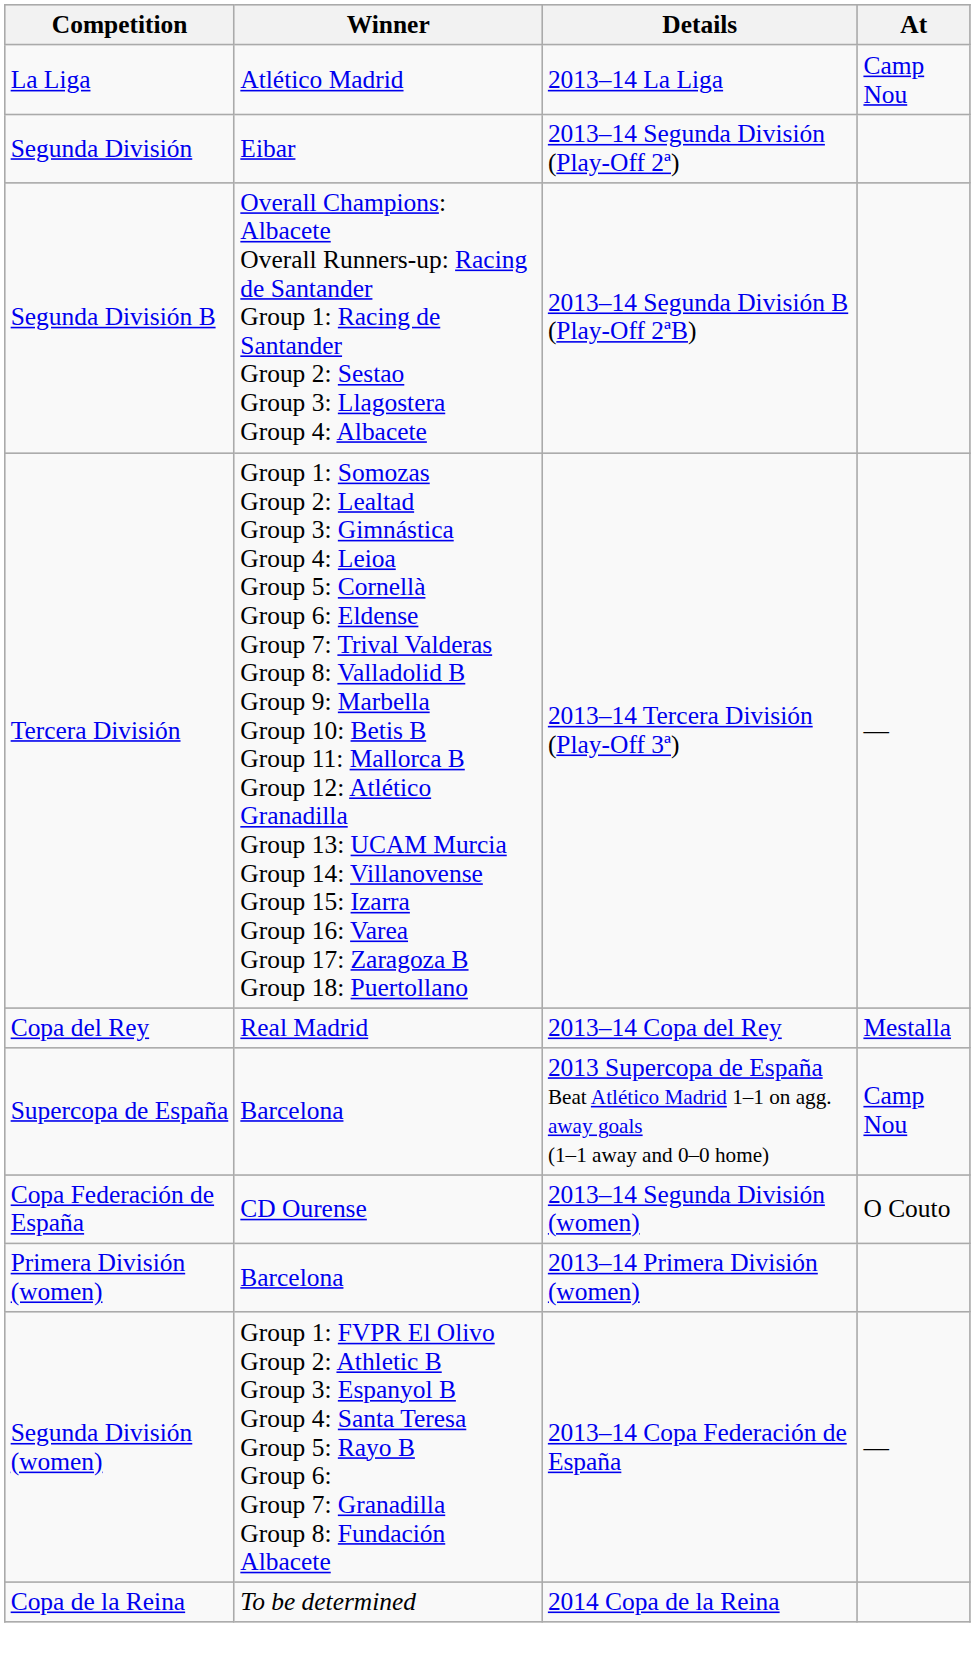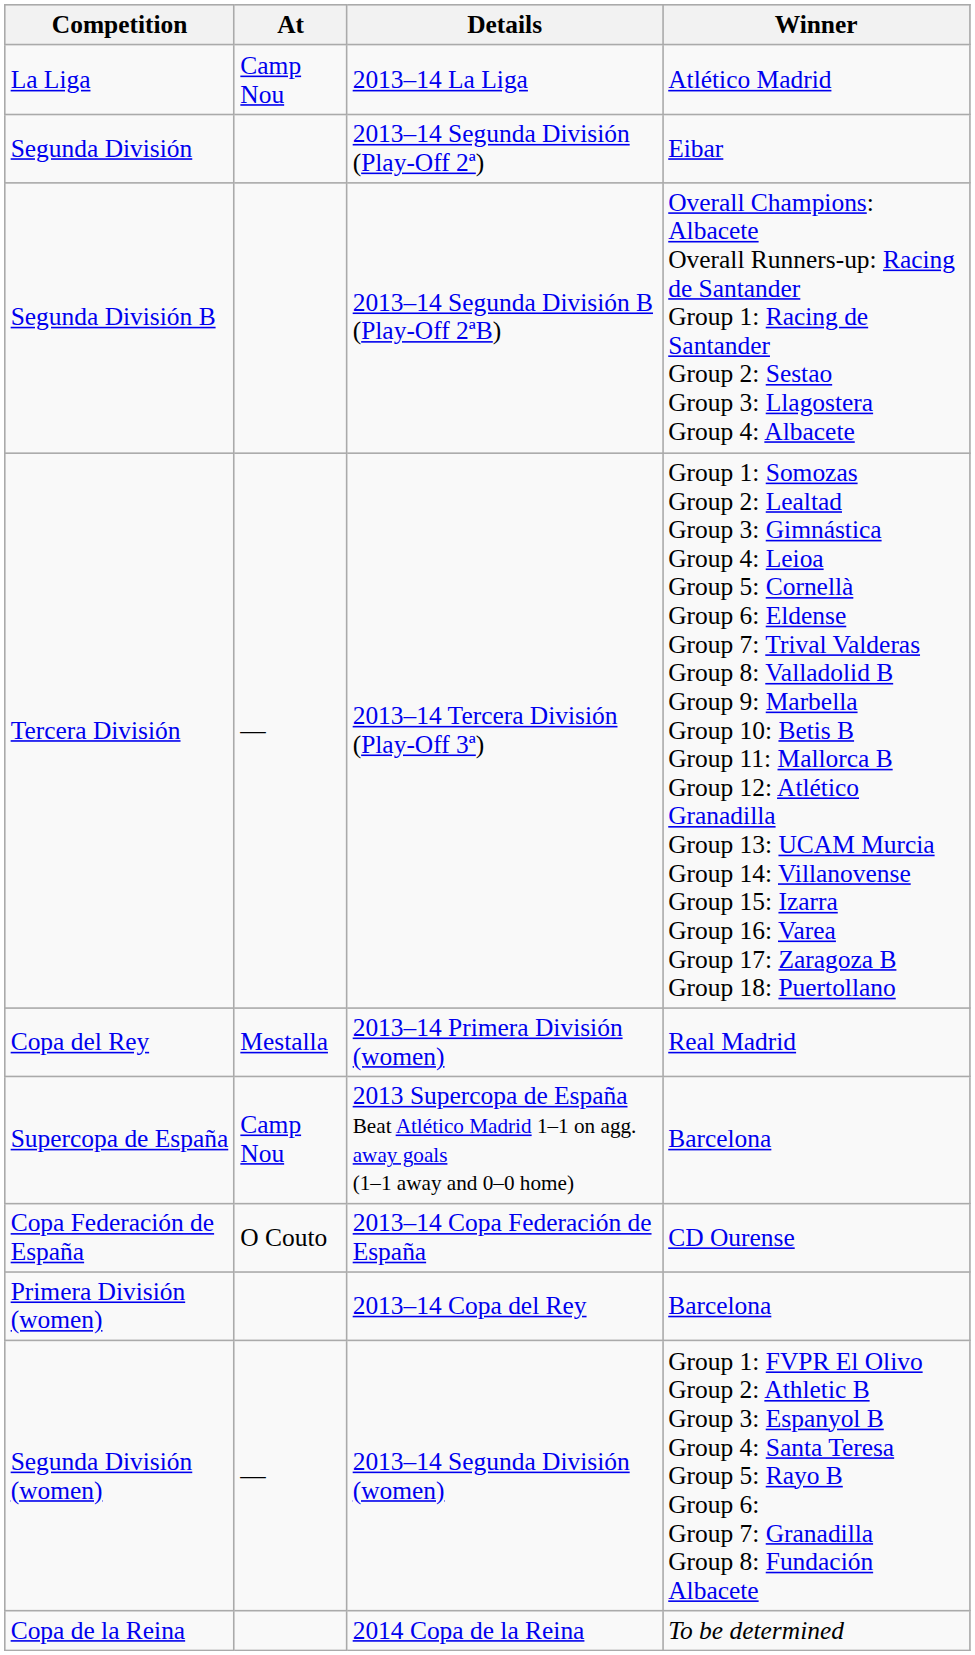columns swapped: (388, 24) <-> (914, 24)
(665, 1027) 2013–14 Copa del Rey -> (488, 1042) 2013–14 Primera División (women)
(686, 1208) 2013–14 Segunda División (women) -> (502, 1237) 2013–14 Copa Federación de España
(683, 1277) 2013–14 Primera División (women) -> (470, 1306) 2013–14 Copa del Rey
(697, 1446) 2013–14 Copa Federación de España -> (491, 1475) 2013–14 Segunda División (women)
